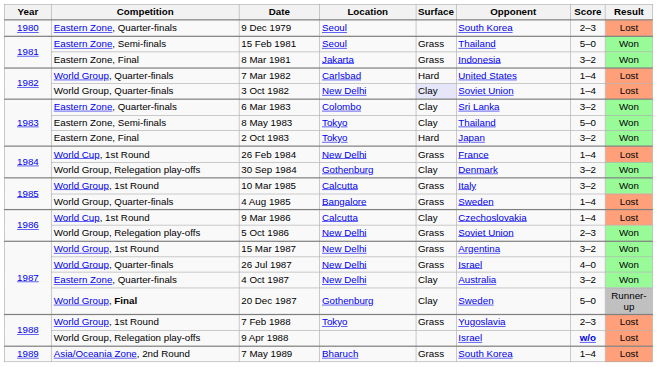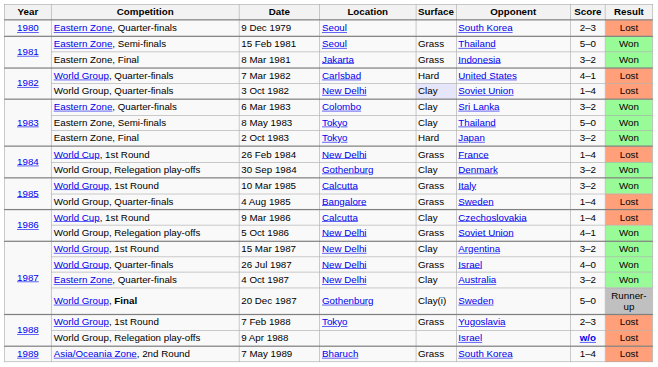(588, 75) 1–4 -> (588, 75) 4–1
(588, 233) 2–3 -> (588, 233) 4–1
(431, 249) Grass -> (428, 249) Clay
(428, 301) Clay -> (432, 301) Clay(i)
